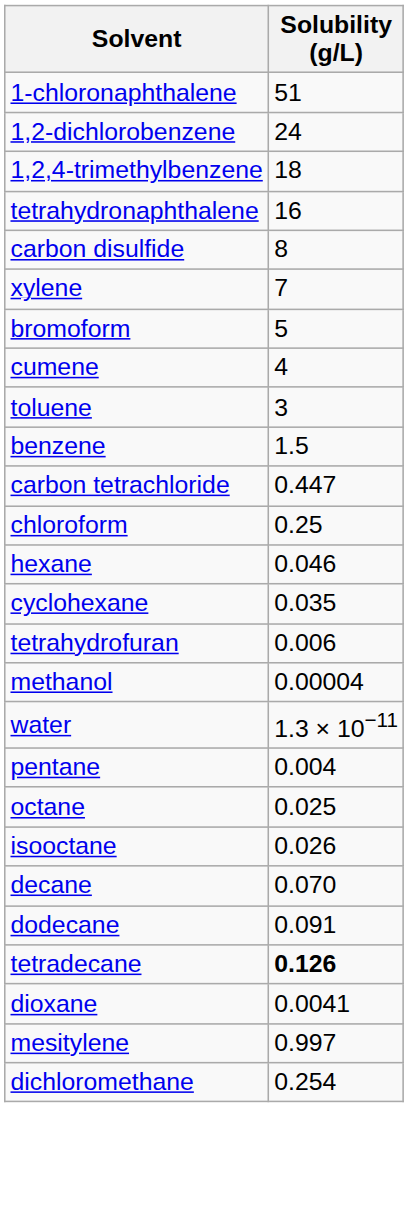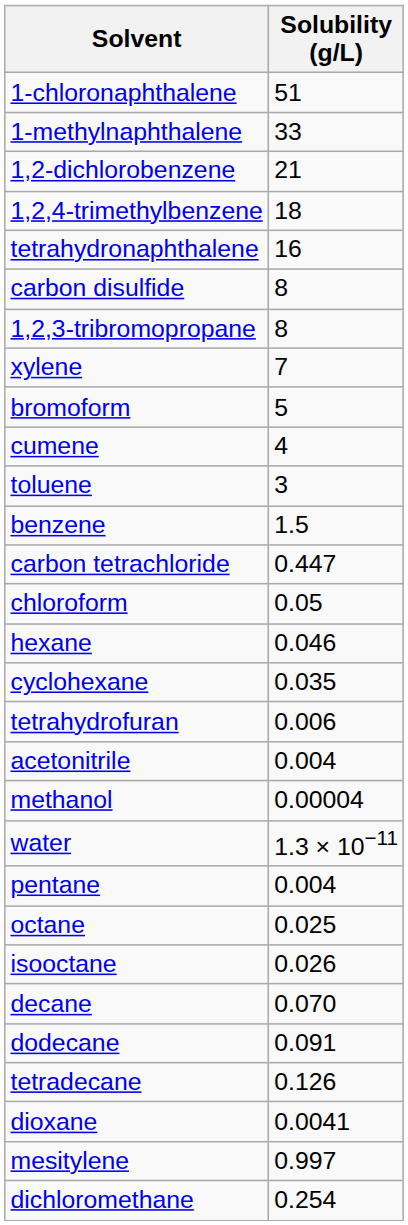+ row: (126, 131)
(288, 131) 24 -> (288, 170) 21
+ row: (133, 328)
(298, 524) 0.25 -> (298, 603) 0.05
+ row: (70, 760)
(305, 964) bold -> (305, 1082) normal
